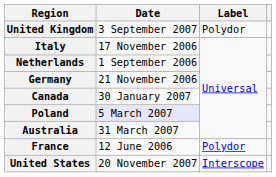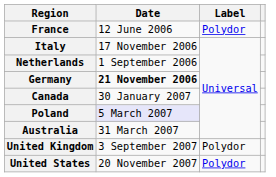rows swapped: (50, 147) <-> (50, 30)
(148, 80) normal -> (148, 80) bold
(233, 163) Interscope -> (224, 163) Polydor
